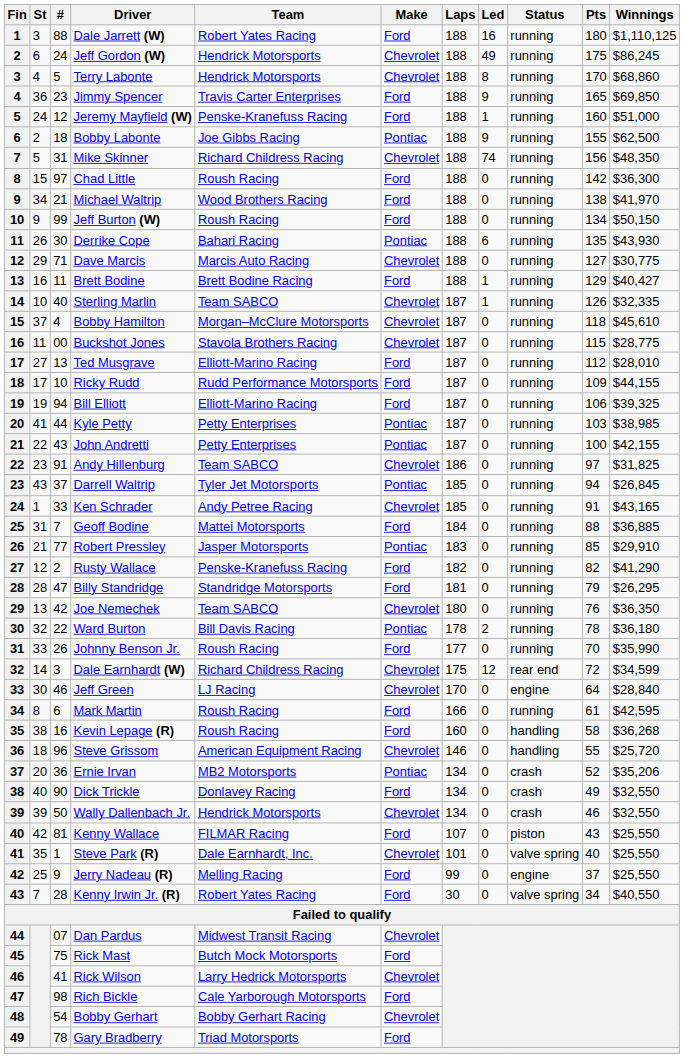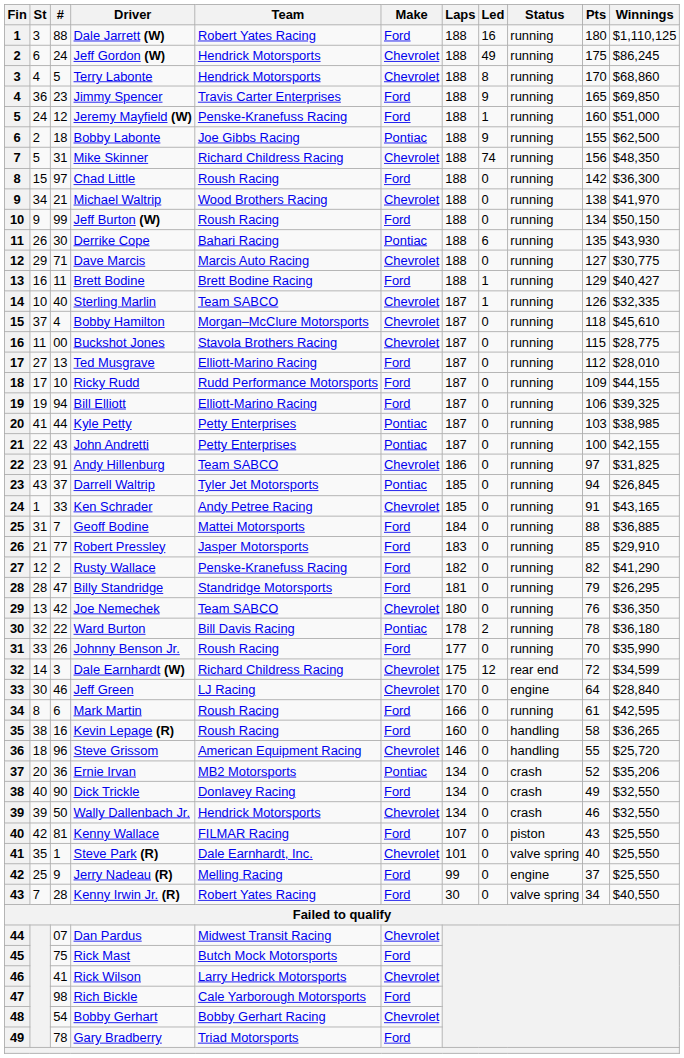(397, 199) Ford -> (412, 199) Chevrolet
(406, 547) Pontiac -> (397, 547) Ford
(636, 731) $36,268 -> (636, 731) $36,265
